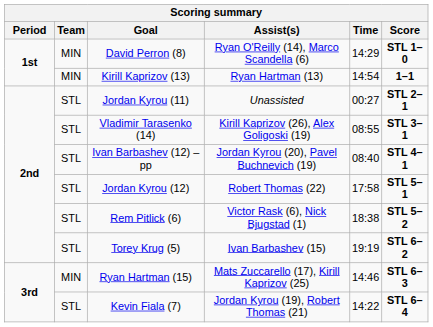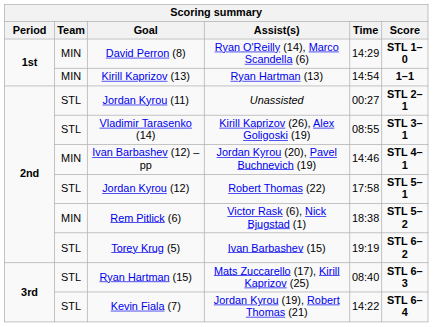(71, 159) STL -> (71, 159) MIN
(366, 159) 08:40 -> (366, 159) 14:46
(71, 218) STL -> (71, 218) MIN
(71, 277) MIN -> (71, 277) STL
(366, 277) 14:46 -> (366, 277) 08:40
